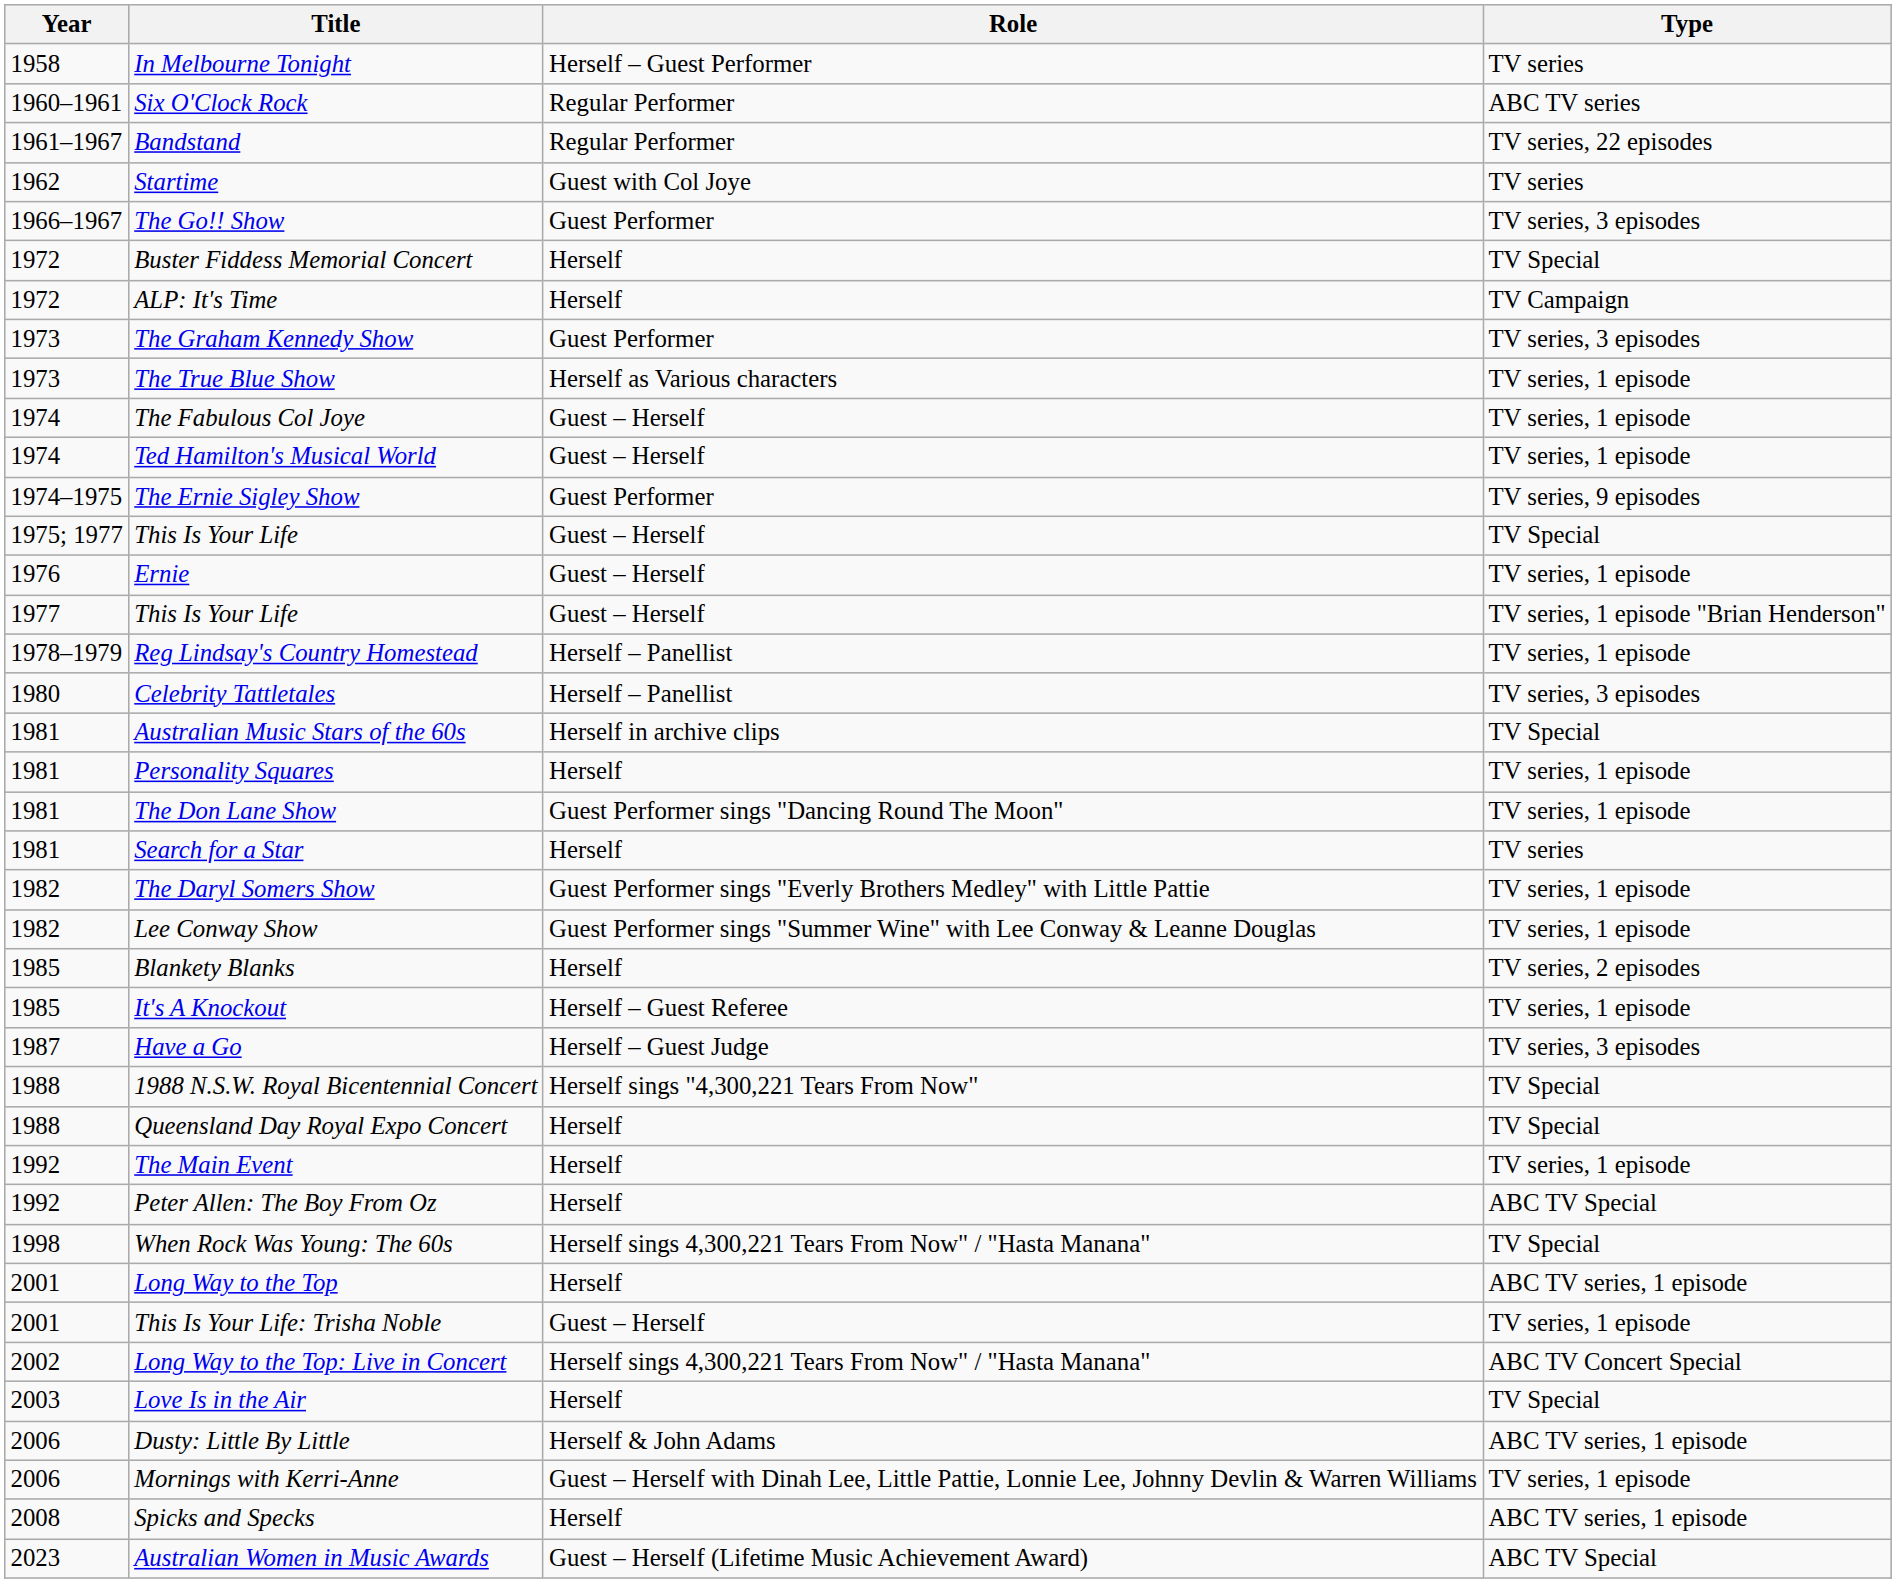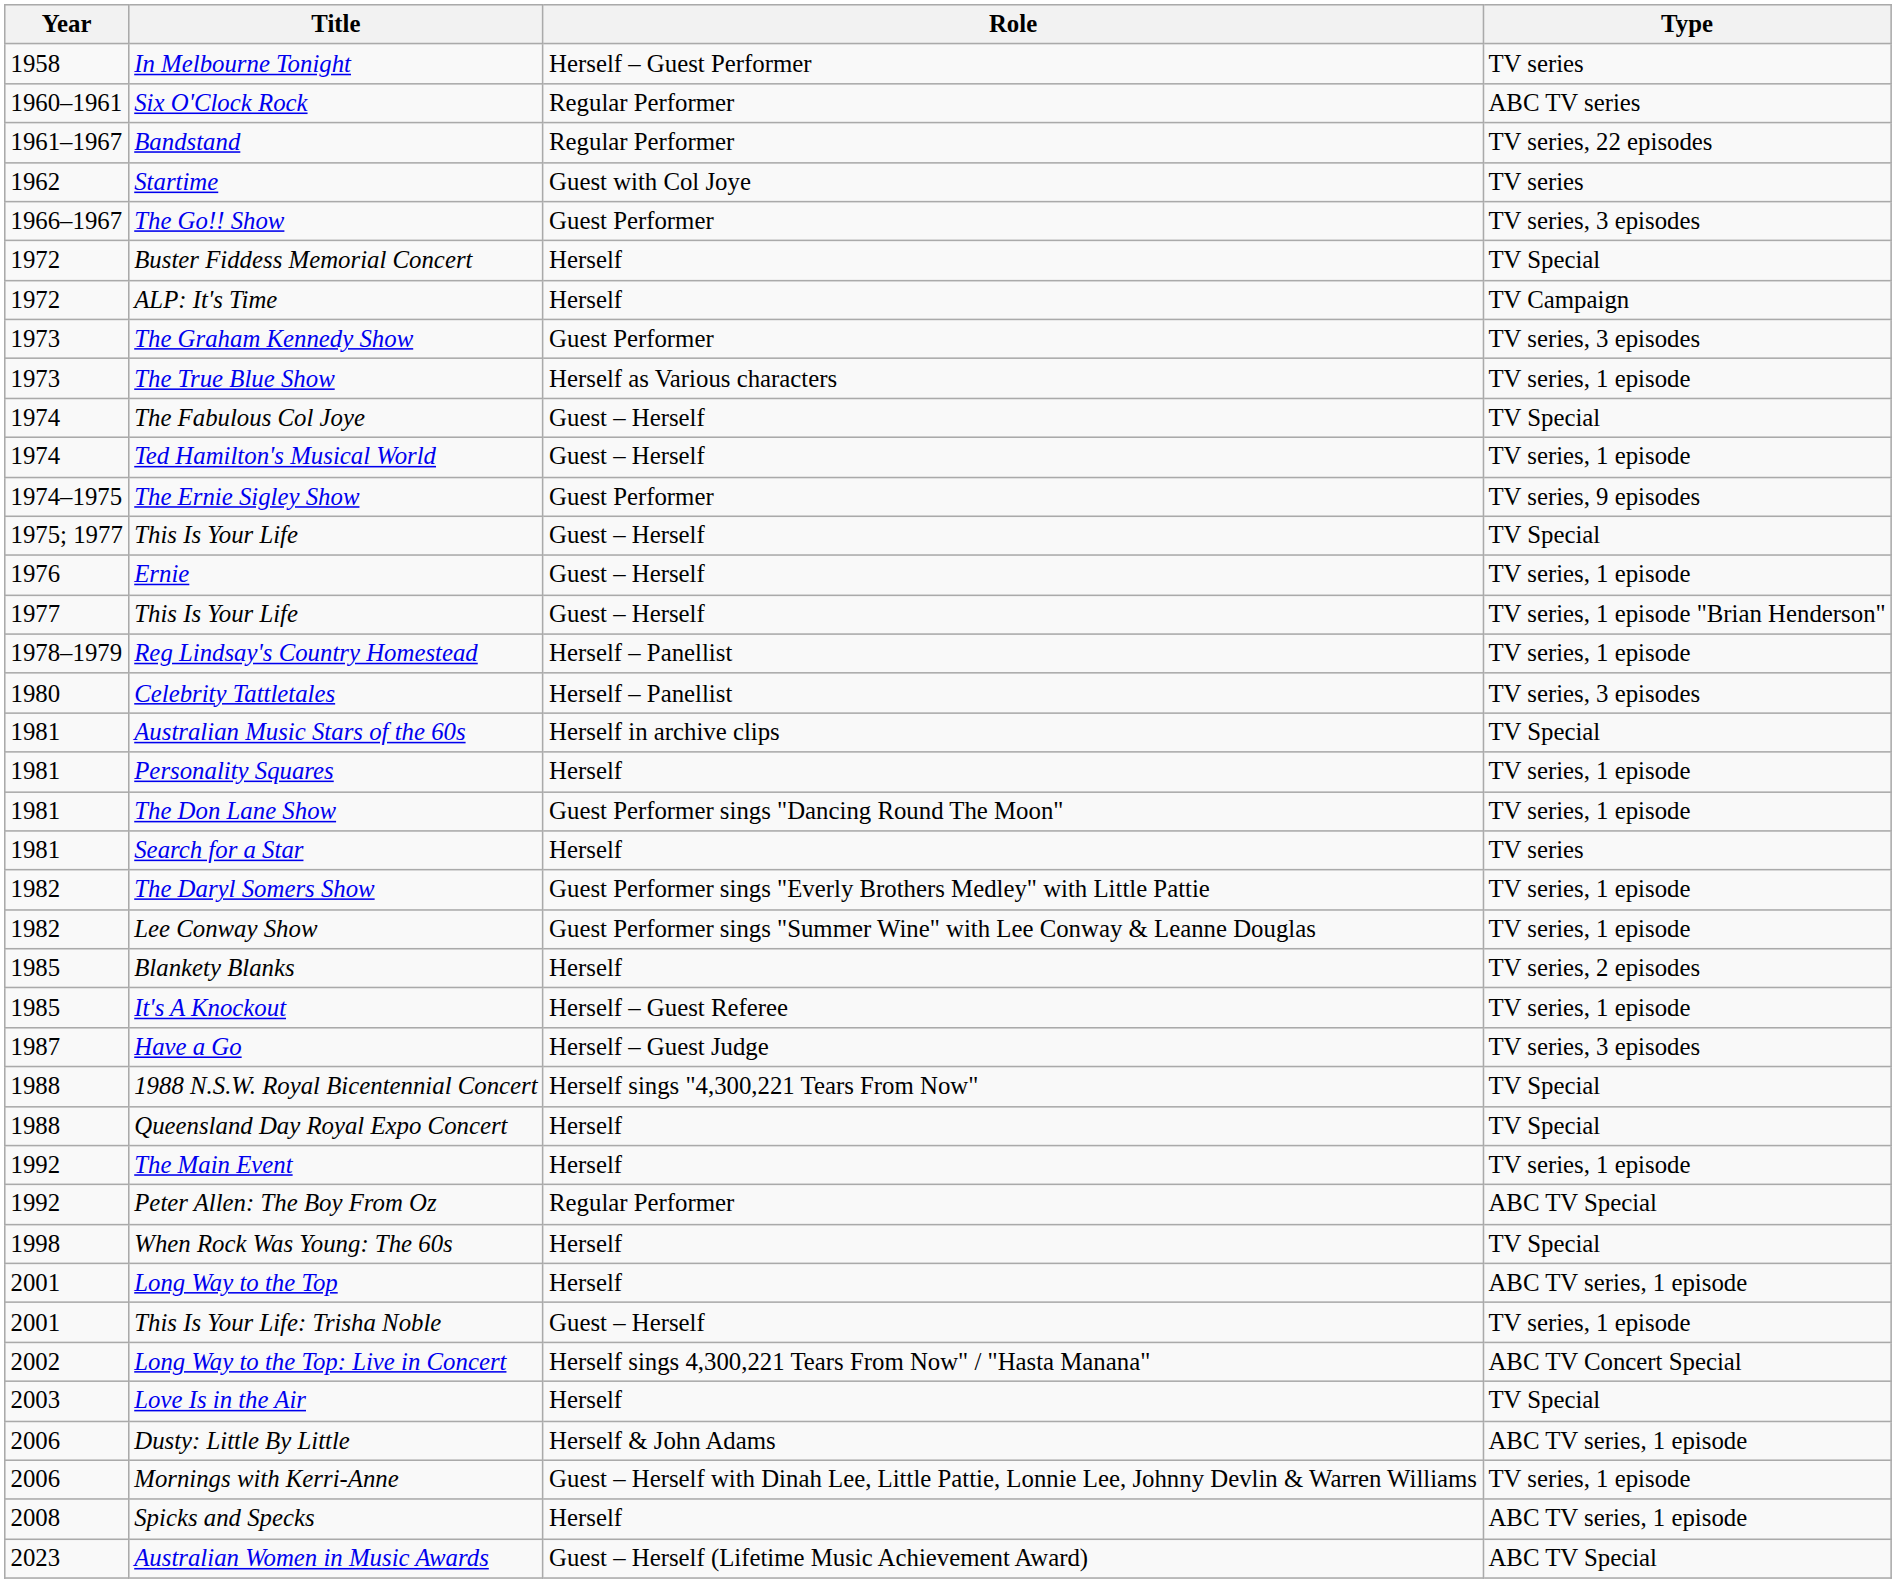(1589, 417) TV series, 1 episode -> (1544, 417) TV Special
(586, 1204) Herself -> (642, 1204) Regular Performer
(850, 1243) Herself sings 4,300,221 Tears From Now" / "Hasta Manana" -> (586, 1243) Herself
